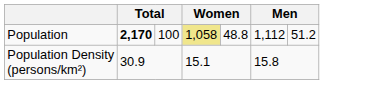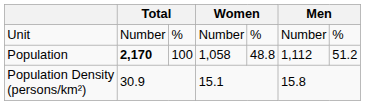+ row: (19, 34)
(201, 34) khaki background -> (215, 55) no background
